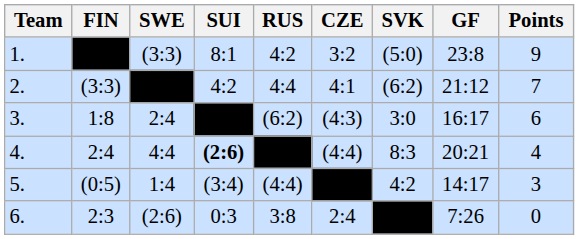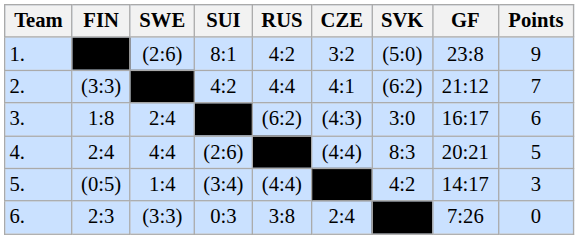(162, 53) (3:3) -> (162, 53) (2:6)
(224, 151) bold -> (223, 151) normal
(536, 151) 4 -> (536, 151) 5
(162, 217) (2:6) -> (162, 217) (3:3)
